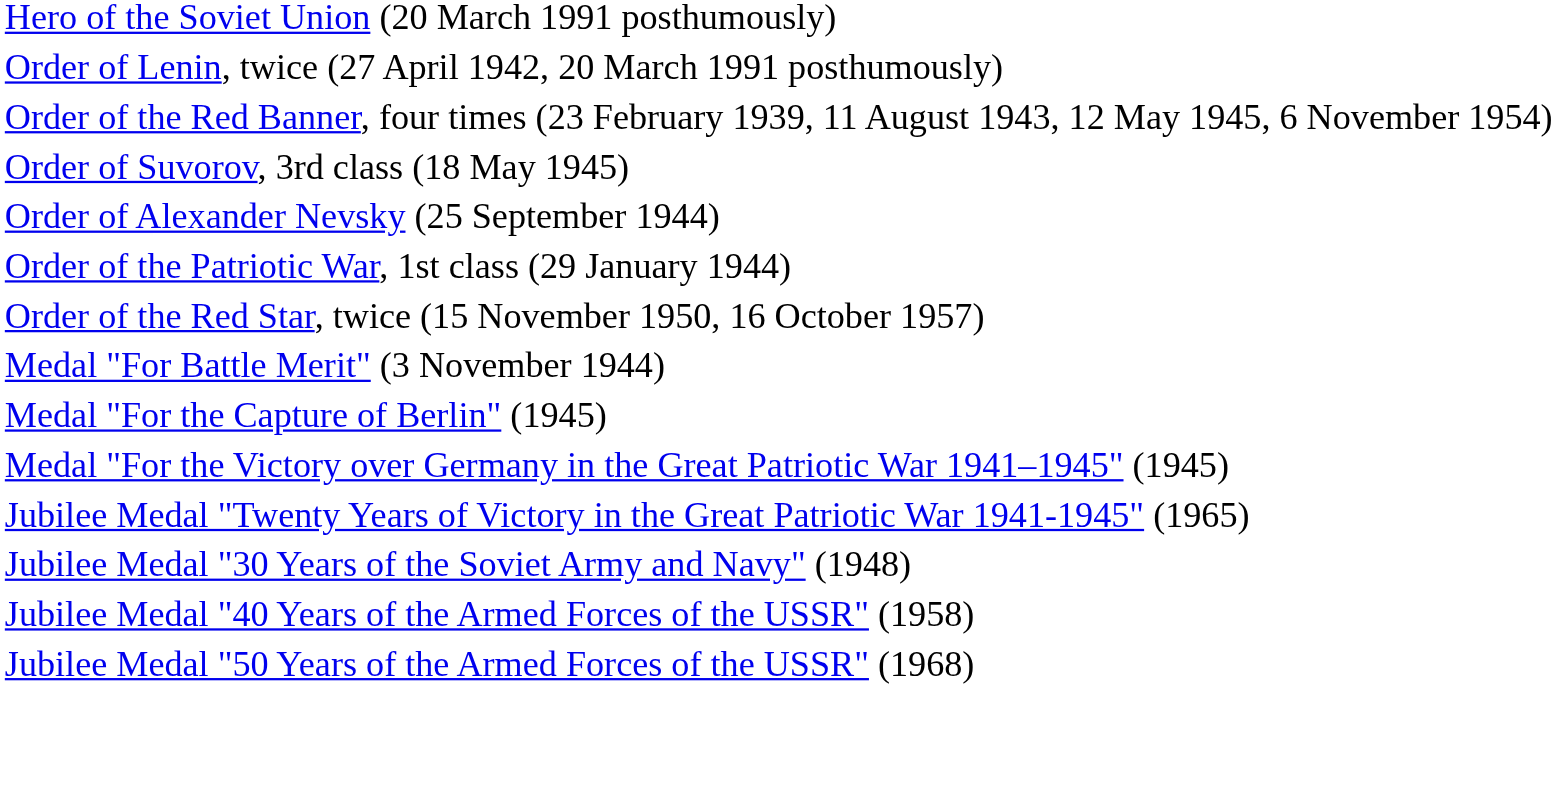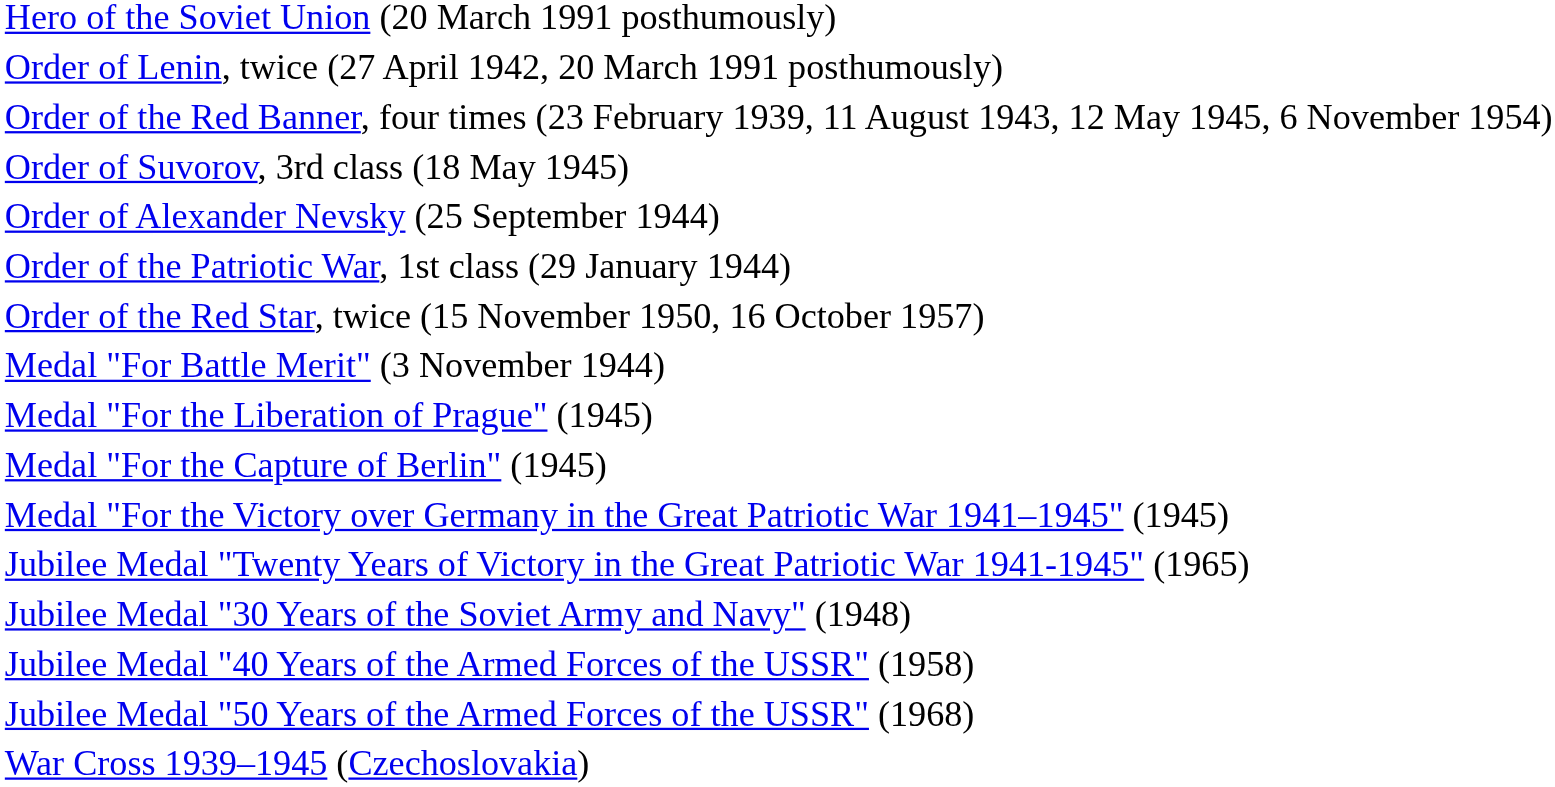+ row: (329, 415)
+ row: (297, 763)
